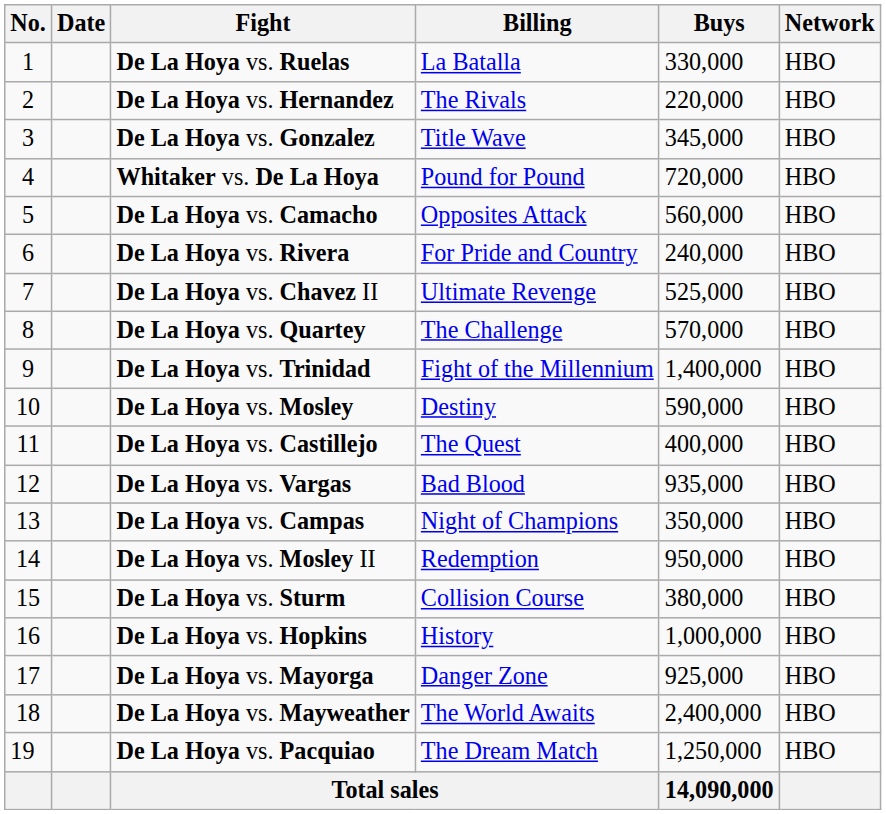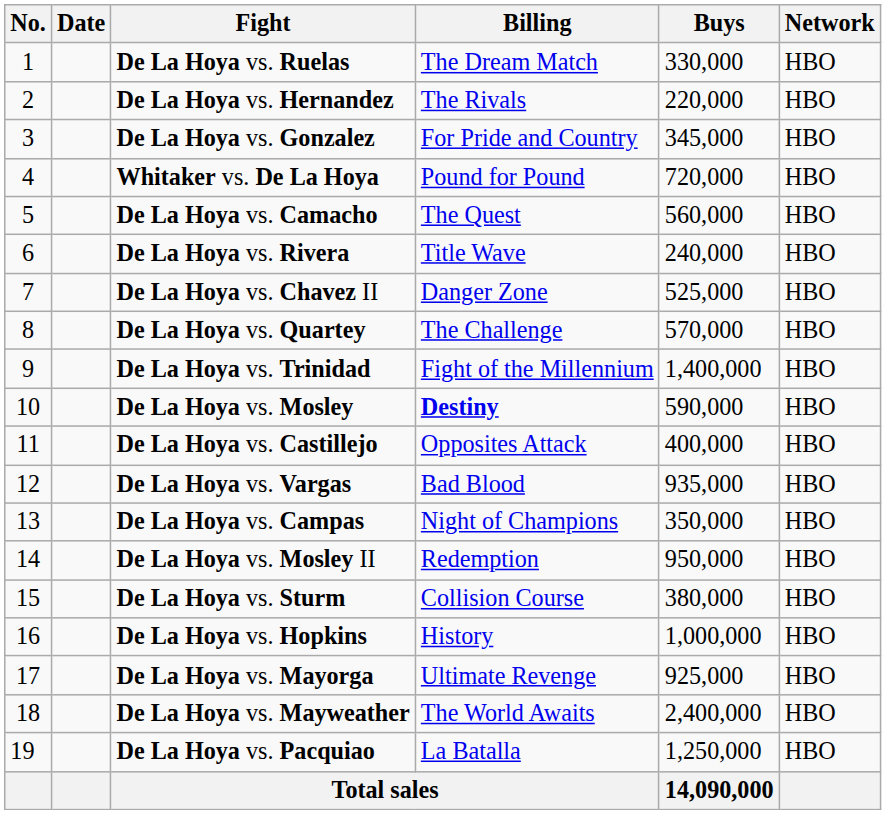(471, 61) La Batalla -> (509, 61) The Dream Match
(473, 138) Title Wave -> (529, 138) For Pride and Country
(504, 215) Opposites Attack -> (471, 215) The Quest
(529, 253) For Pride and Country -> (473, 253) Title Wave
(508, 291) Ultimate Revenge -> (484, 291) Danger Zone
(458, 406) normal -> (460, 406) bold
(471, 445) The Quest -> (504, 445) Opposites Attack
(484, 675) Danger Zone -> (508, 675) Ultimate Revenge
(509, 751) The Dream Match -> (471, 751) La Batalla
